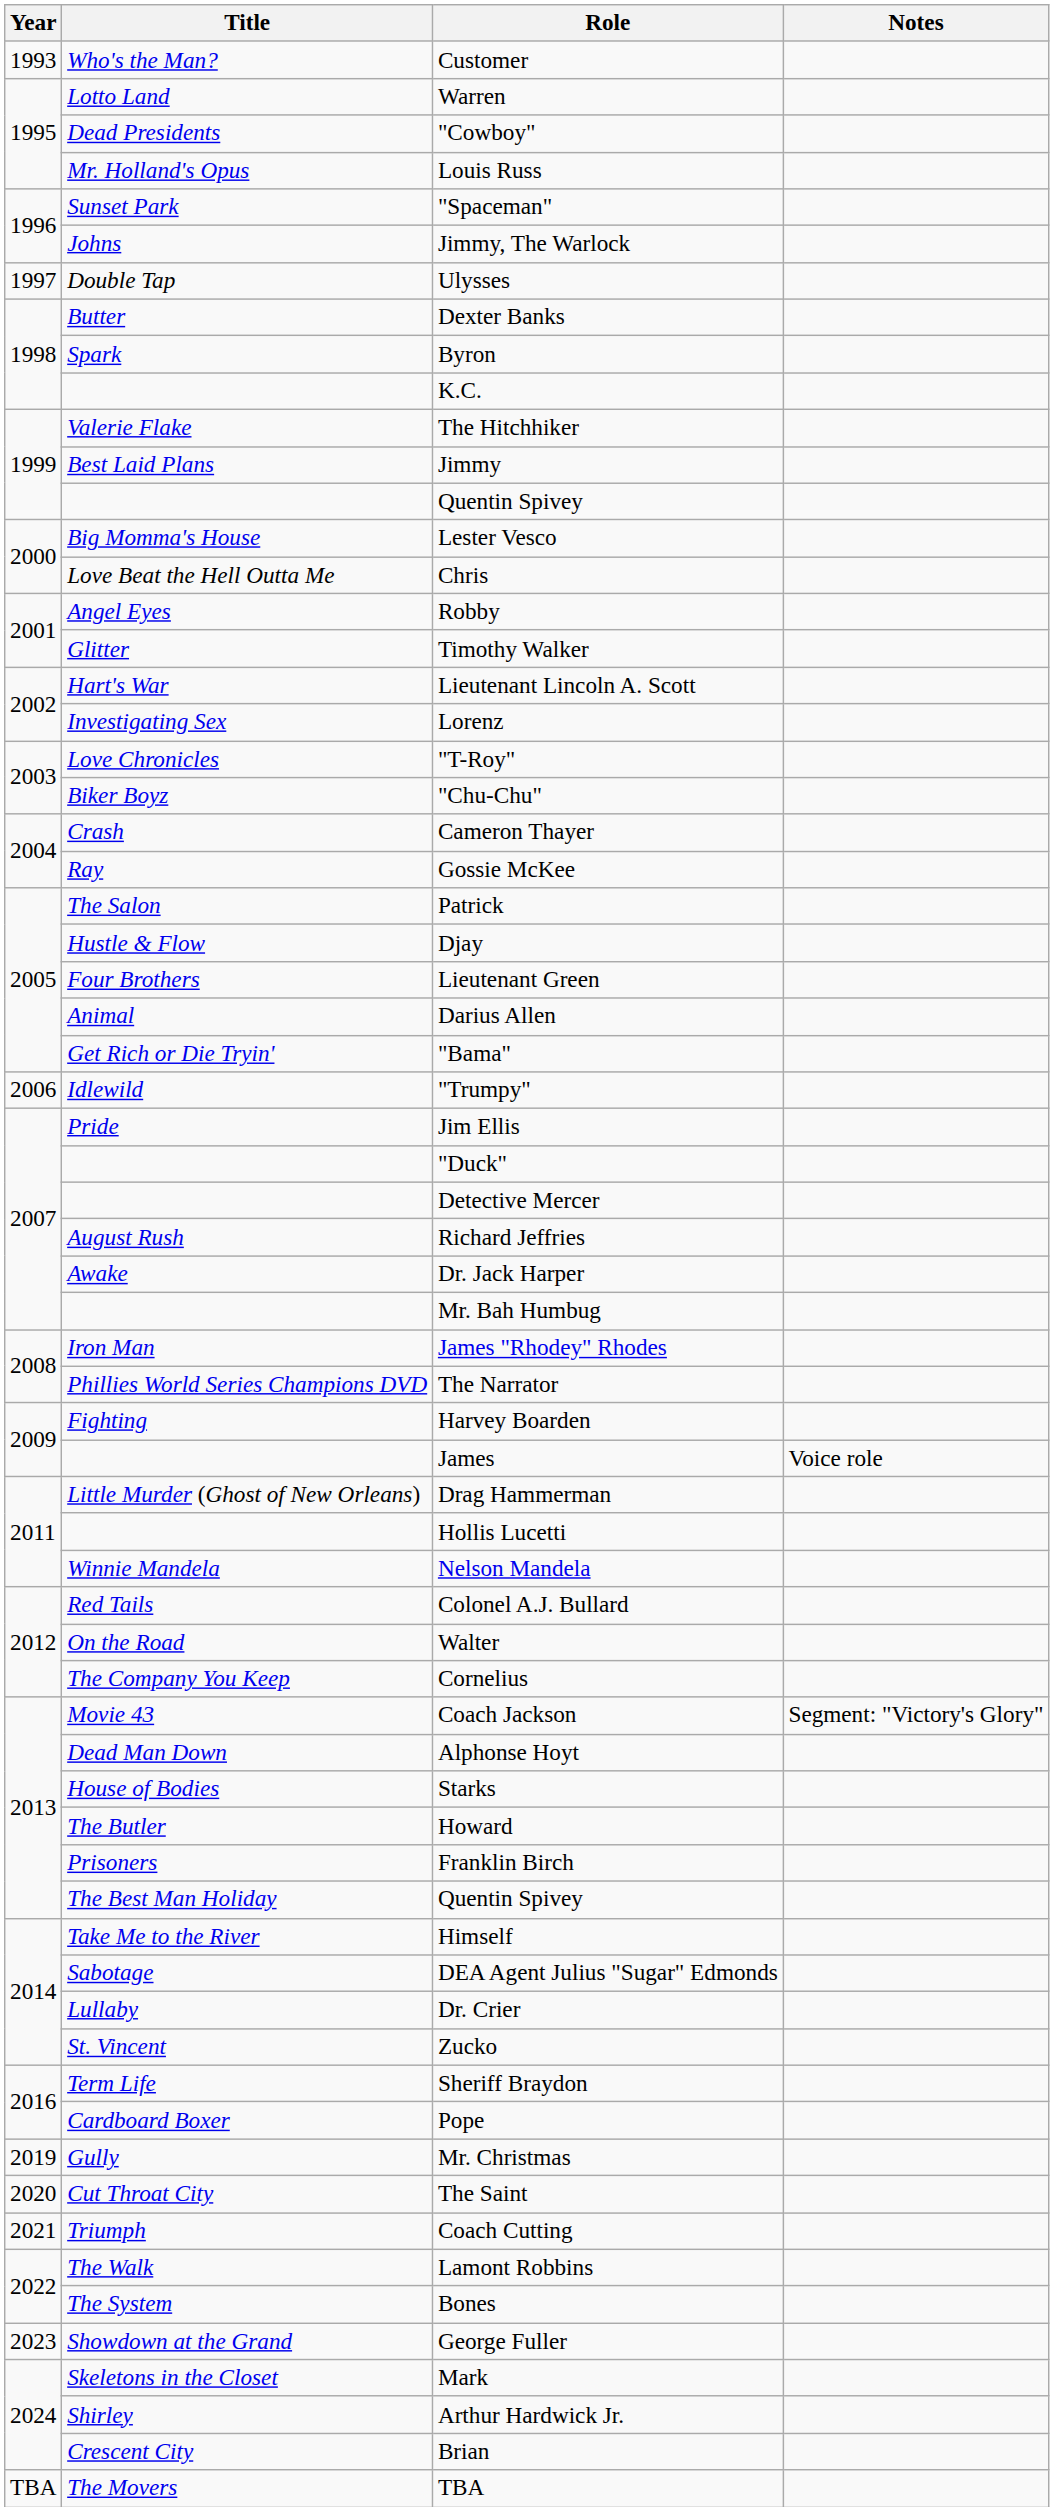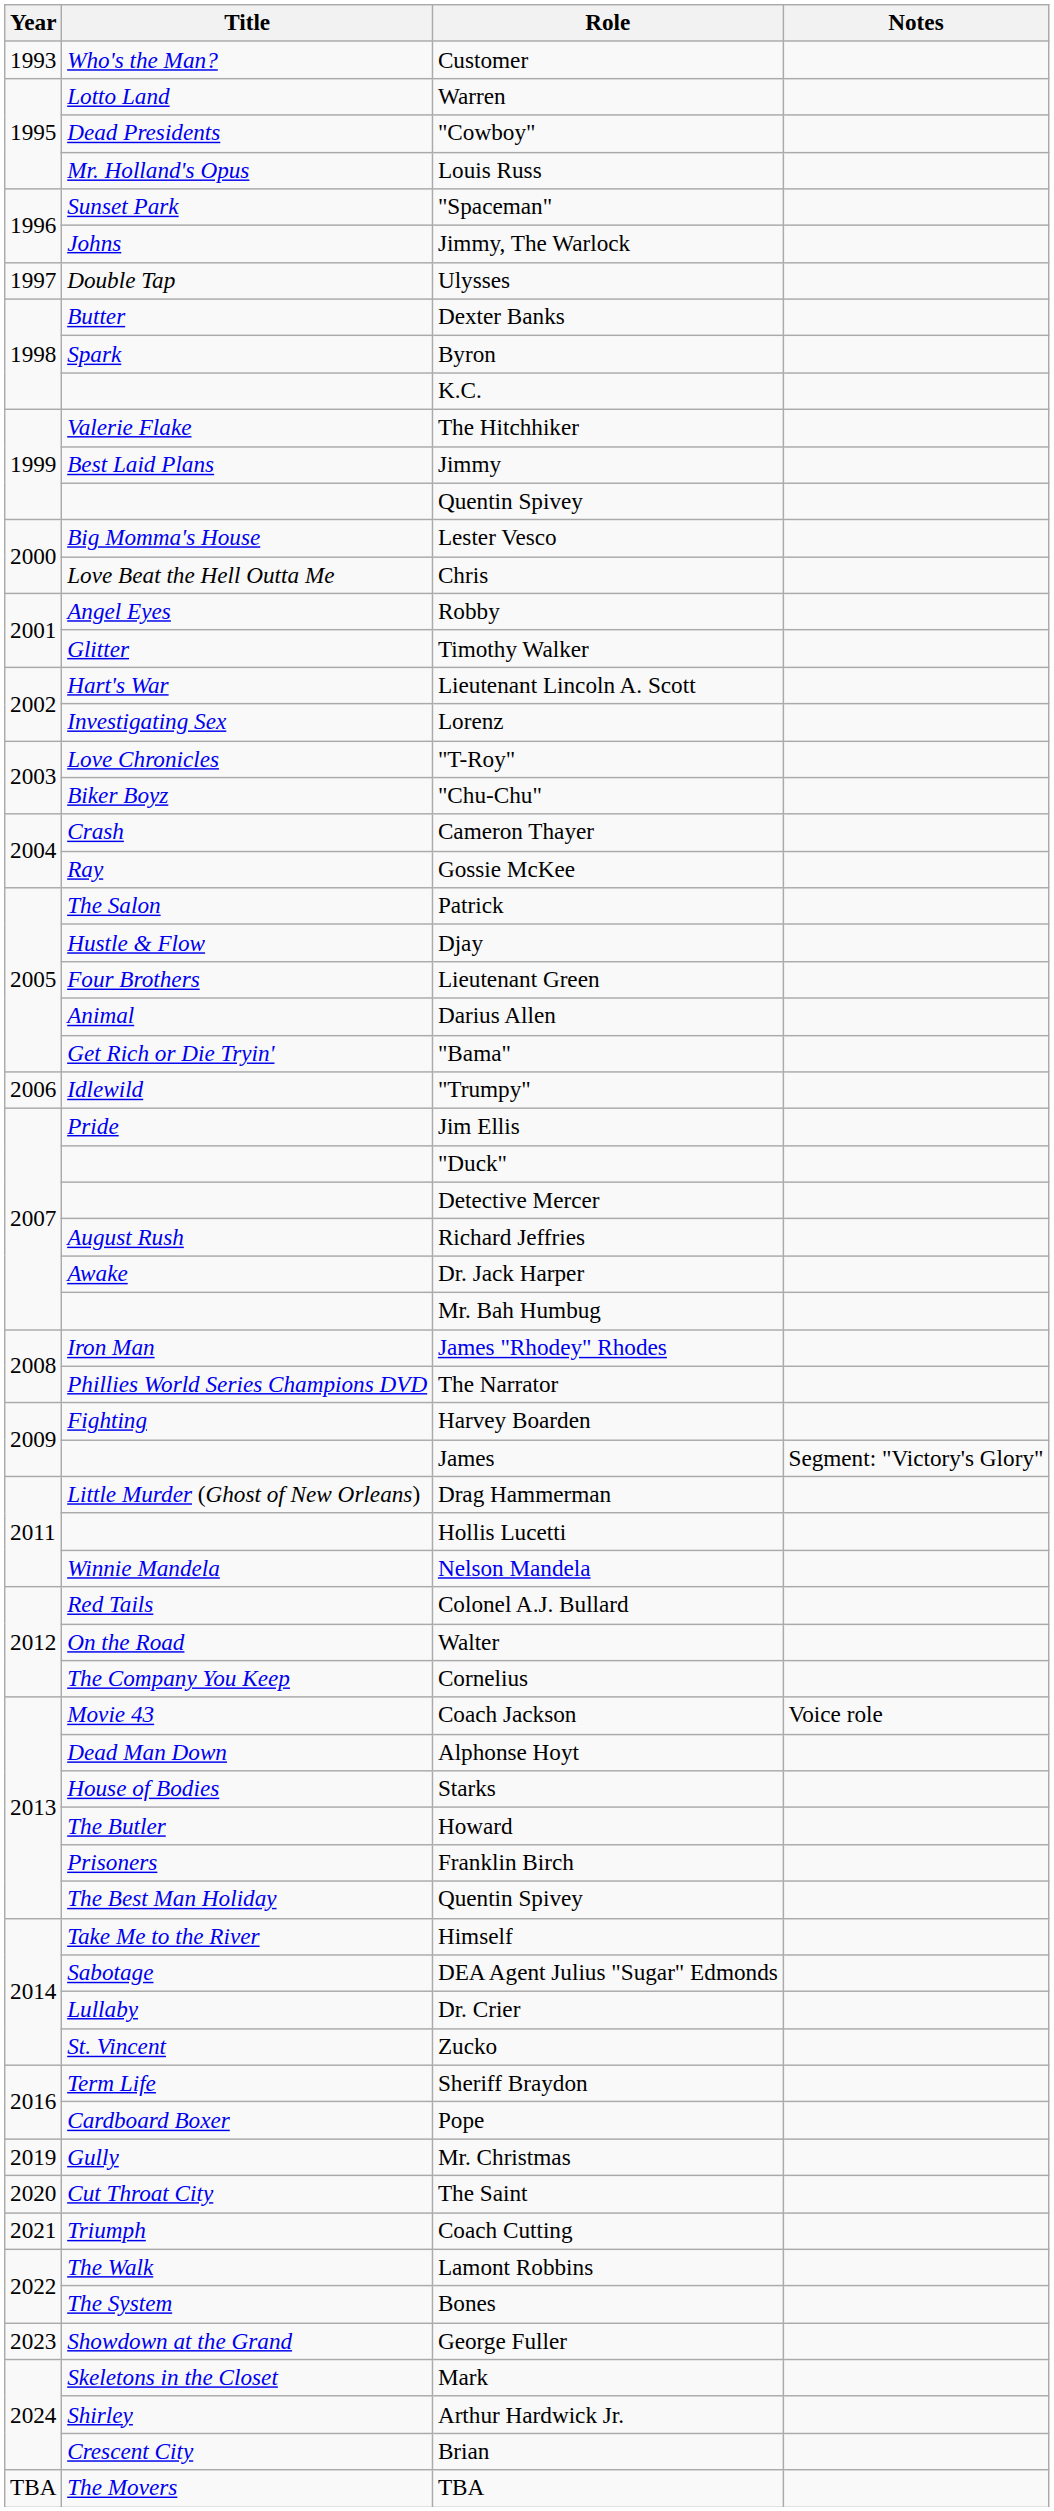(836, 1457) Voice role -> (916, 1457) Segment: "Victory's Glory"
(916, 1715) Segment: "Victory's Glory" -> (836, 1715) Voice role
